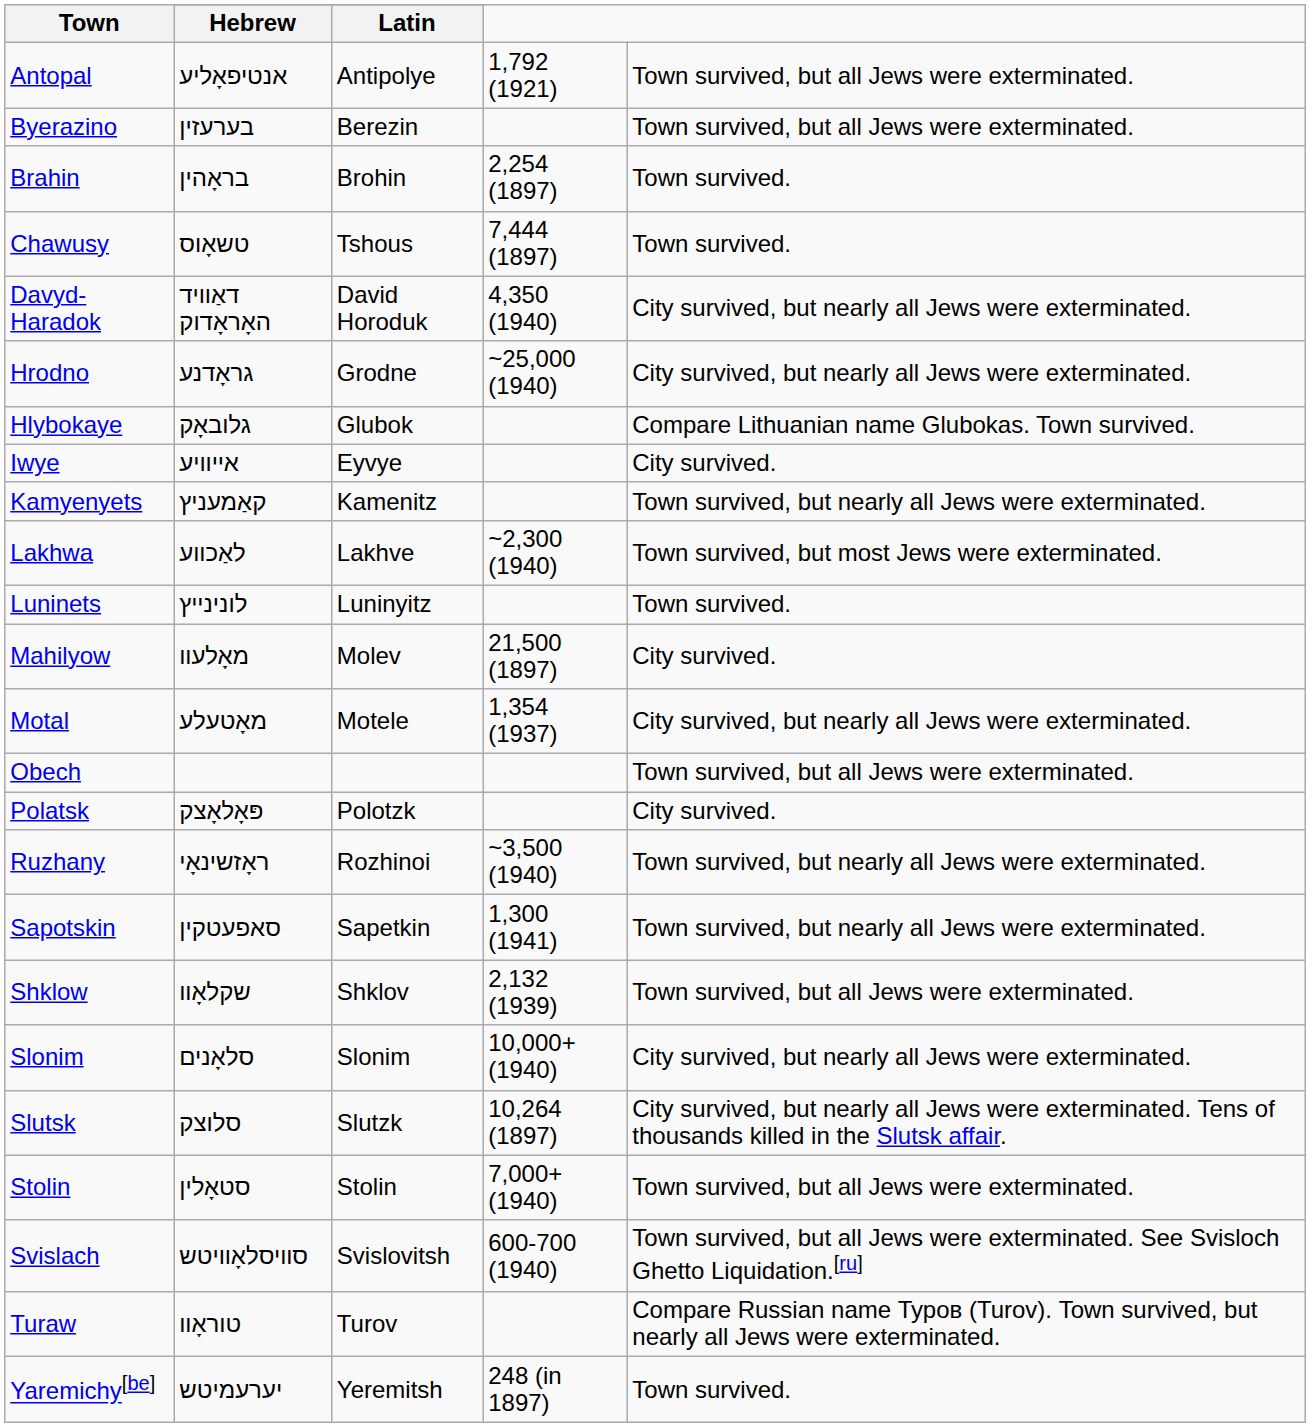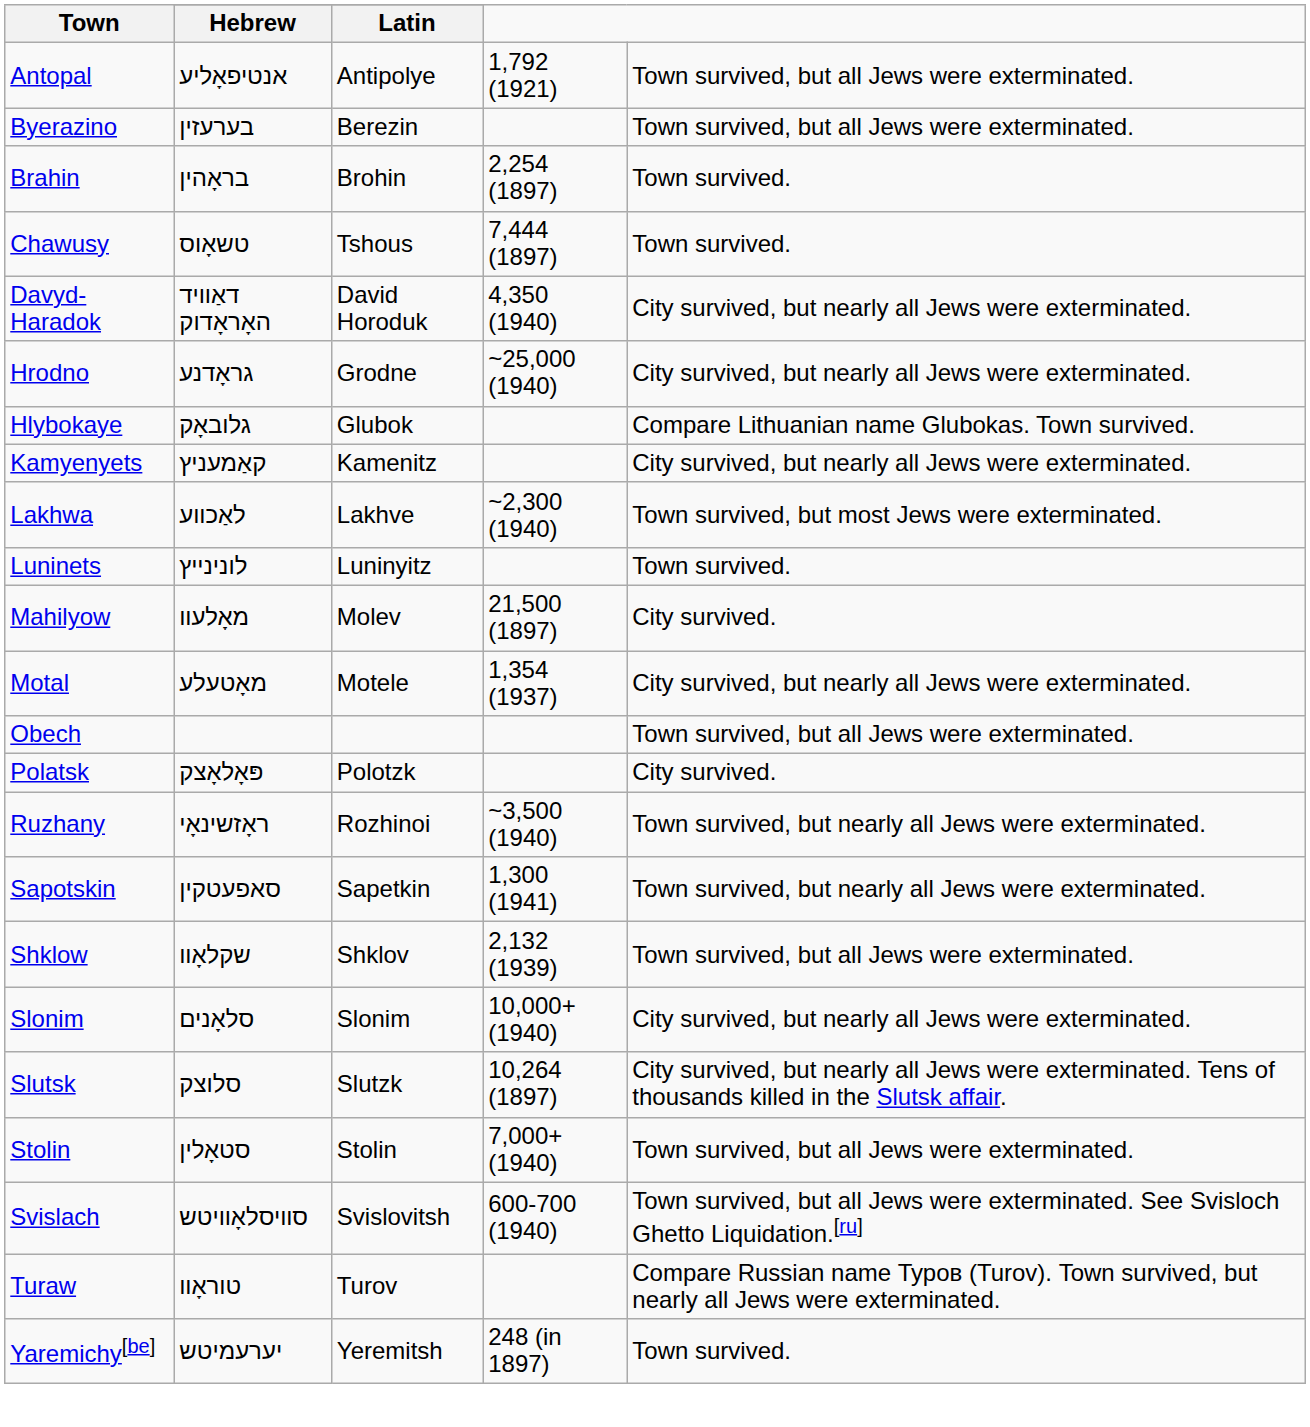- row: (35, 463)
(919, 501) Town survived, but nearly all Jews were exterminated. -> (912, 463) City survived, but nearly all Jews were exterminated.
